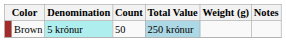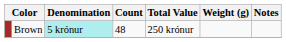(120, 29) 50 -> (120, 29) 48
(171, 29) lightblue background -> (171, 29) no background
